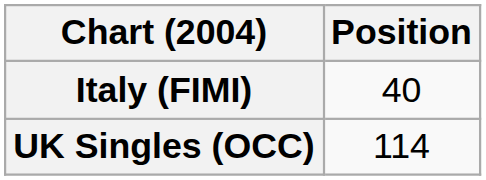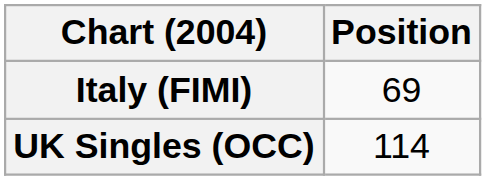(401, 89) 40 -> (401, 89) 69
